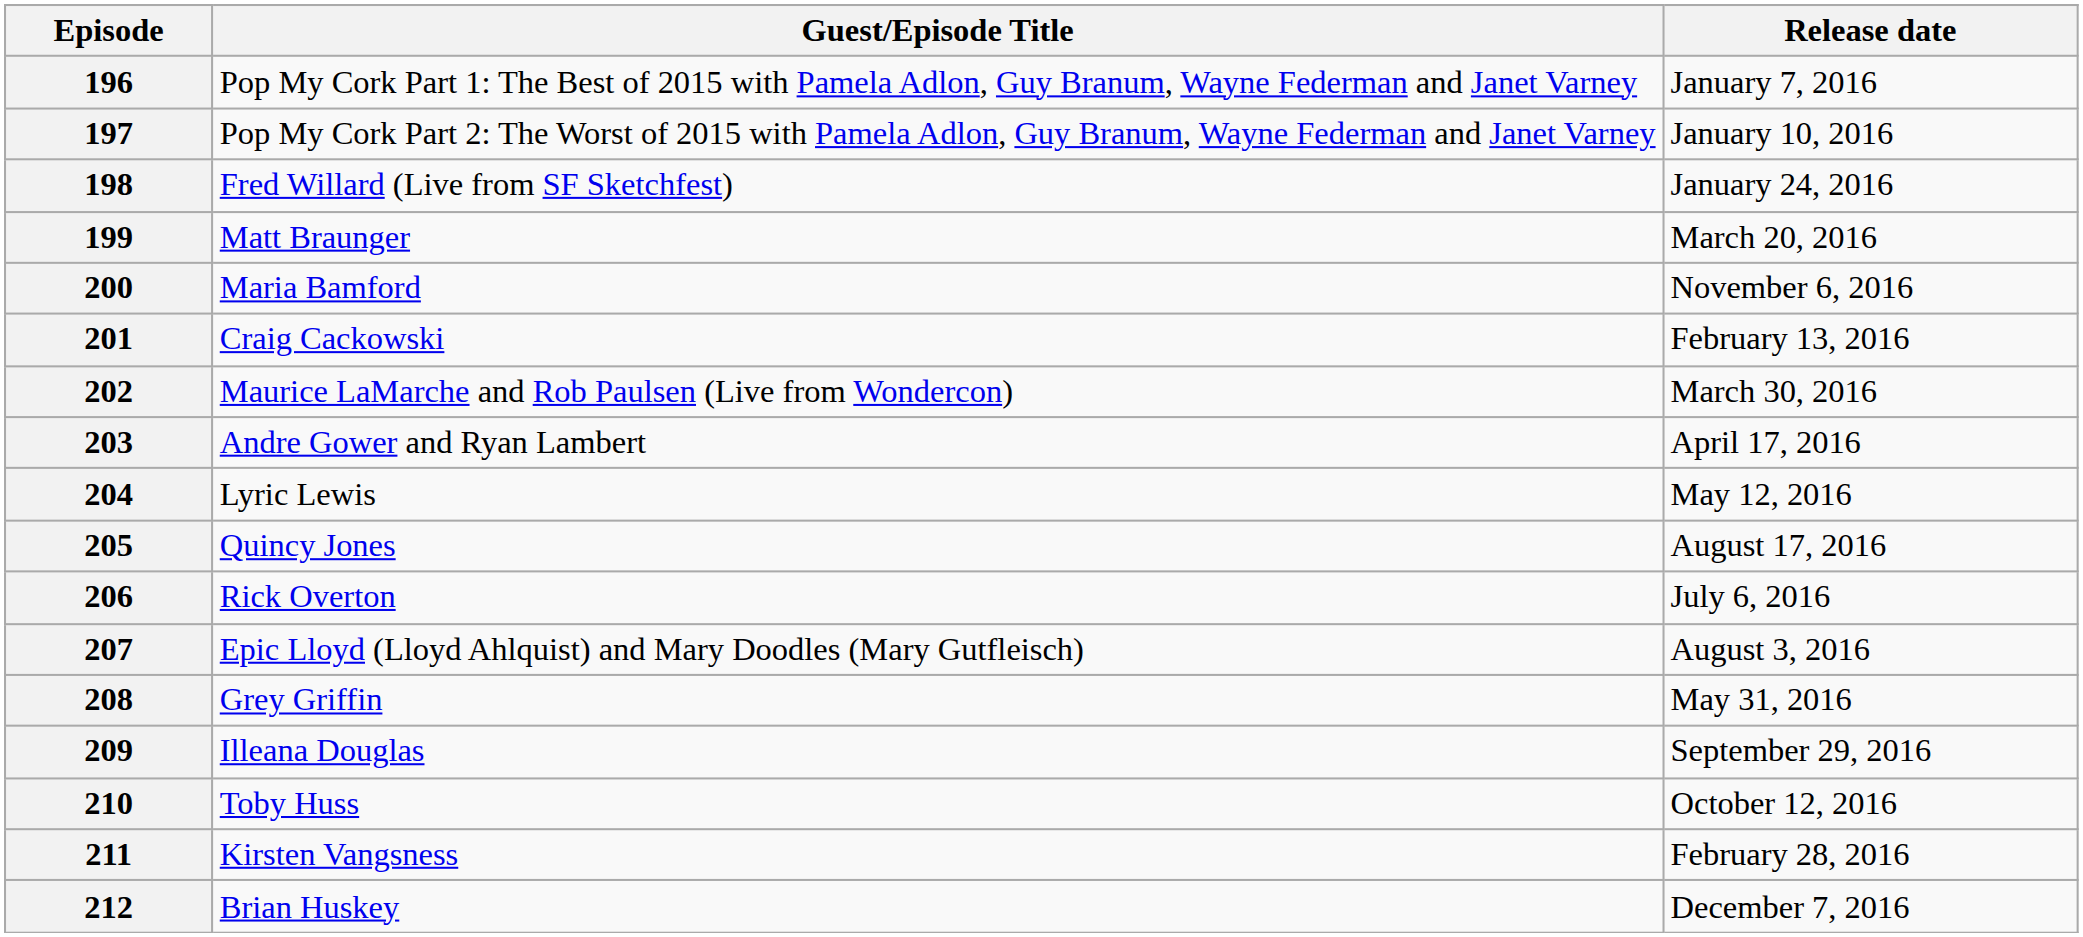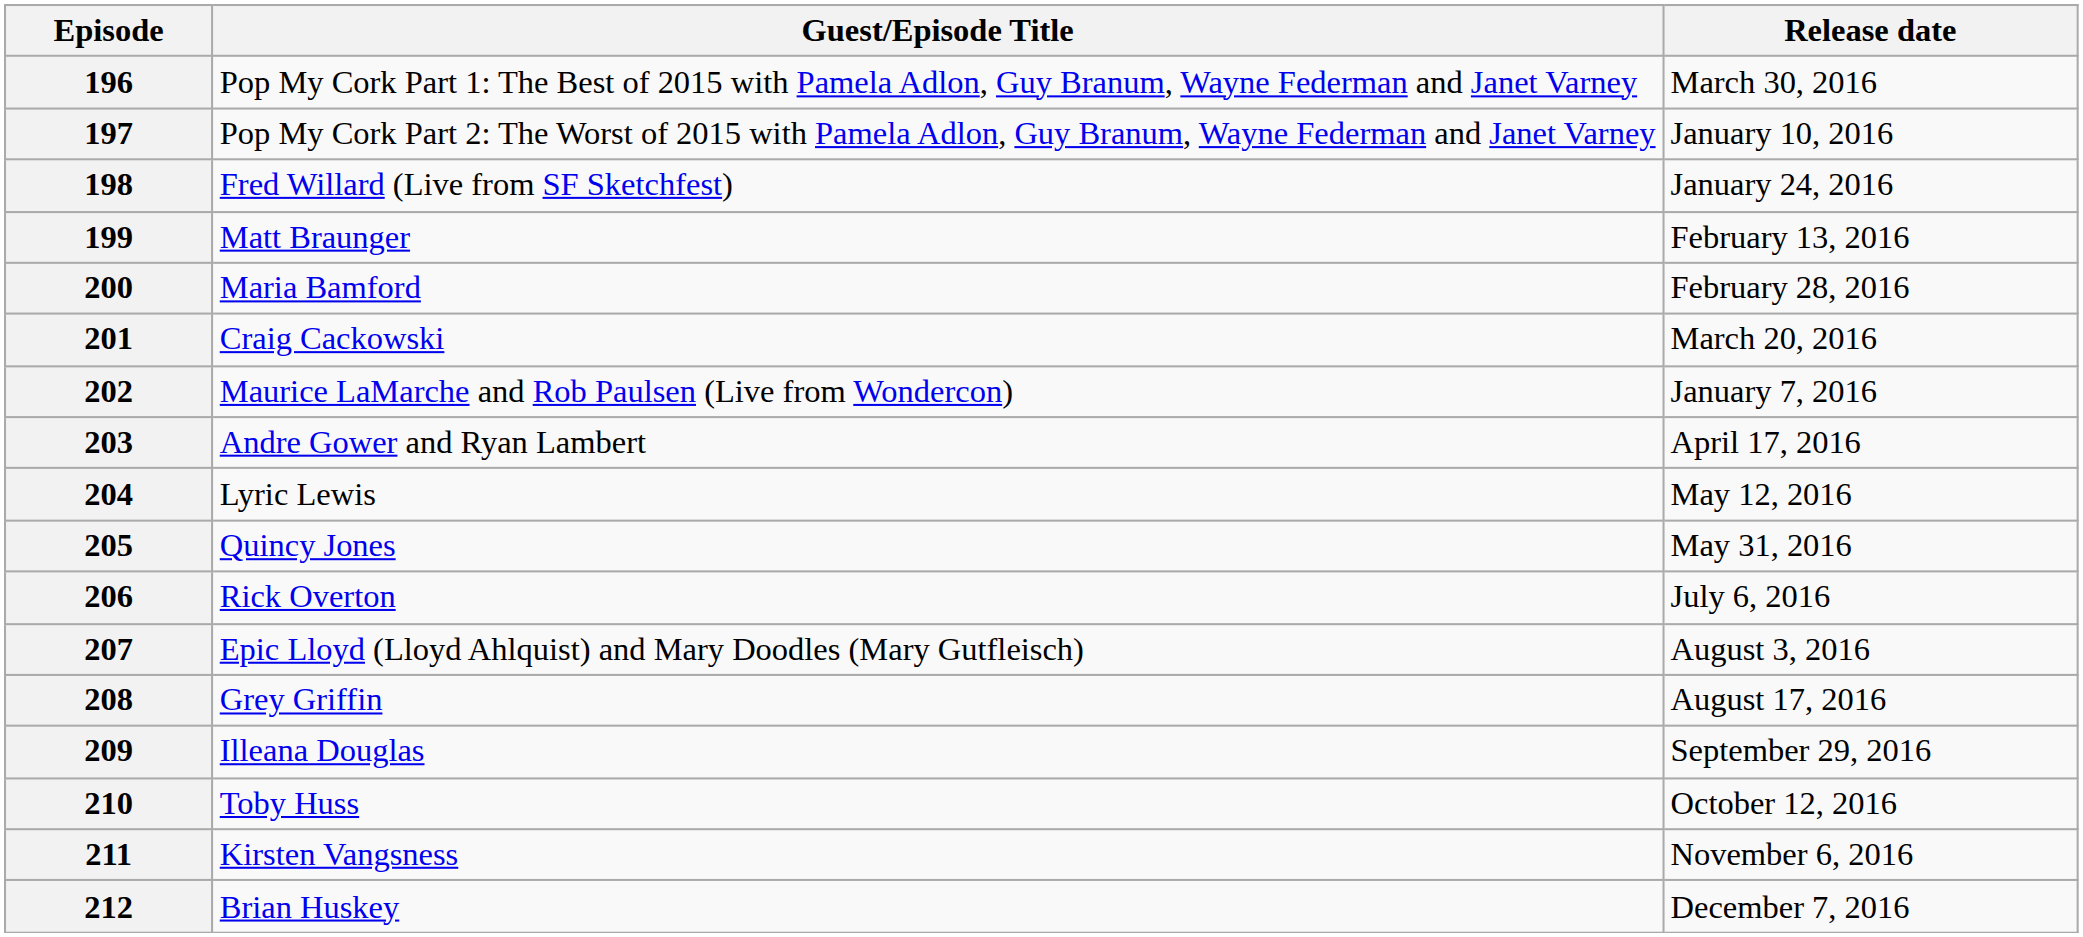(1774, 81) January 7, 2016 -> (1774, 81) March 30, 2016
(1774, 236) March 20, 2016 -> (1790, 236) February 13, 2016
(1792, 287) November 6, 2016 -> (1790, 287) February 28, 2016
(1790, 339) February 13, 2016 -> (1774, 339) March 20, 2016
(1774, 390) March 30, 2016 -> (1774, 390) January 7, 2016
(1778, 545) August 17, 2016 -> (1761, 545) May 31, 2016
(1761, 699) May 31, 2016 -> (1778, 699) August 17, 2016
(1790, 854) February 28, 2016 -> (1792, 854) November 6, 2016
